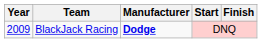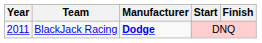(19, 30) 2009 -> (18, 30) 2011
